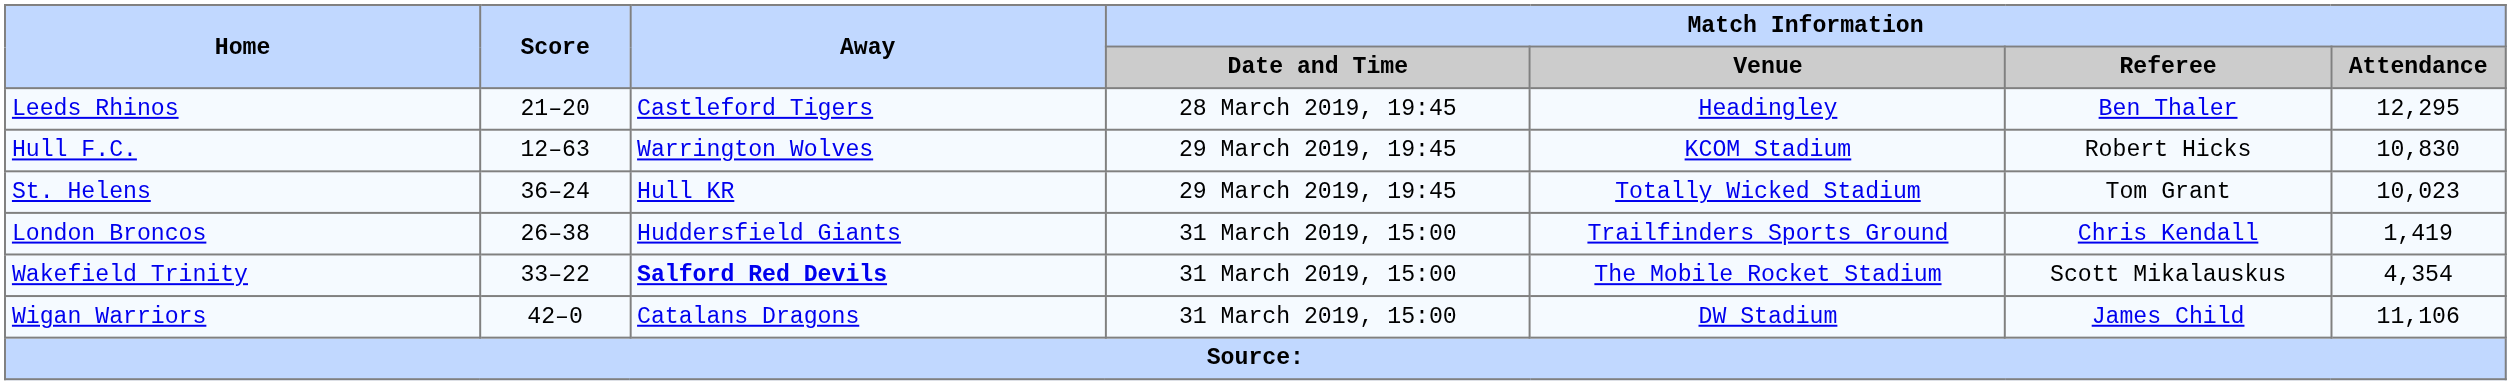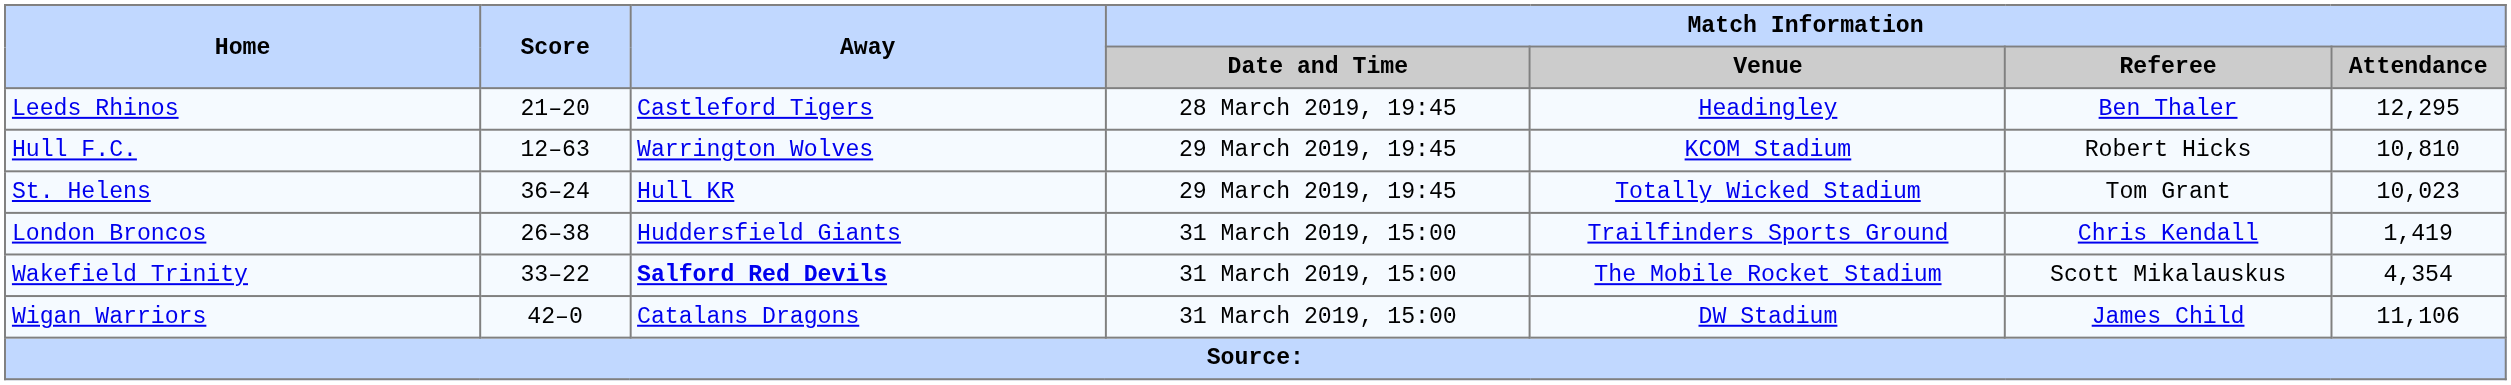(2418, 151) 10,830 -> (2418, 151) 10,810
